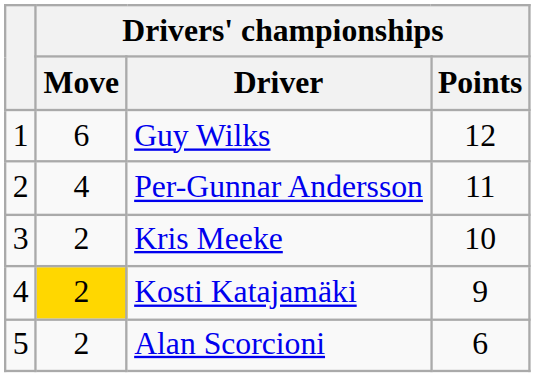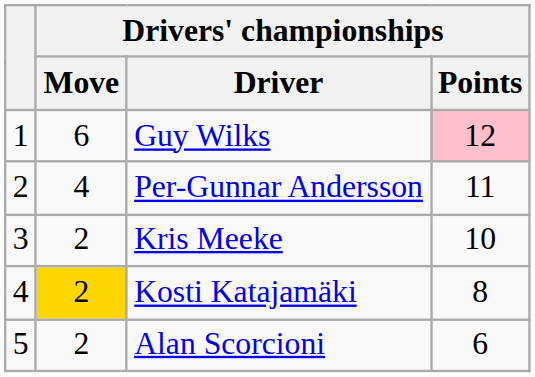(480, 134) no background -> (480, 134) pink background
(480, 291) 9 -> (480, 291) 8
